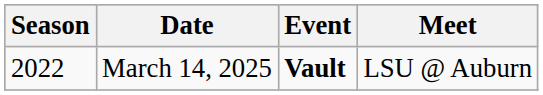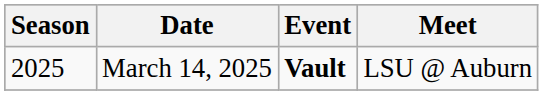(38, 68) 2022 -> (38, 68) 2025
